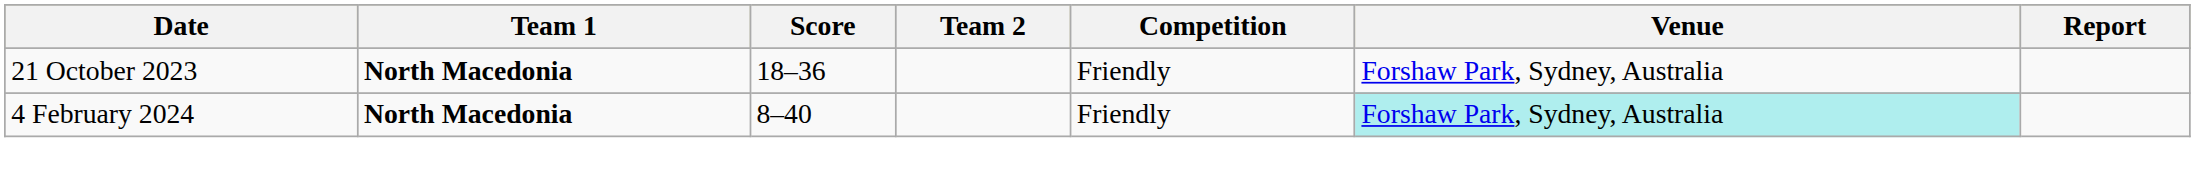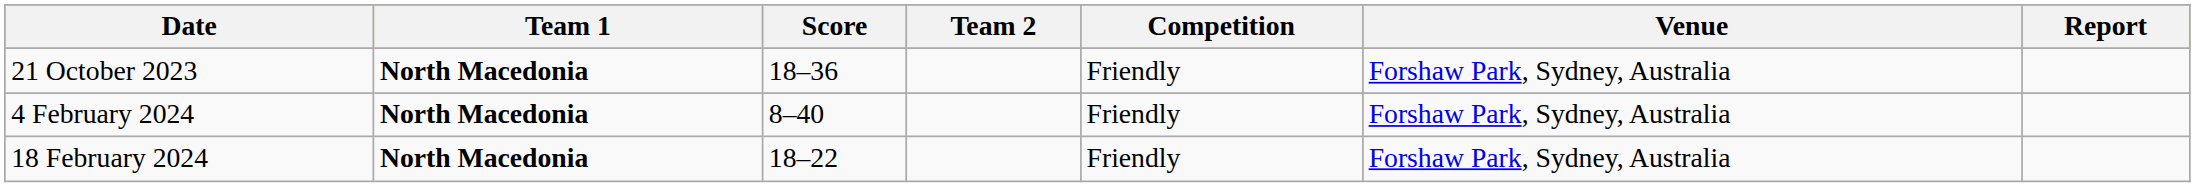(1542, 114) paleturquoise background -> (1550, 114) no background
+ row: (110, 158)
